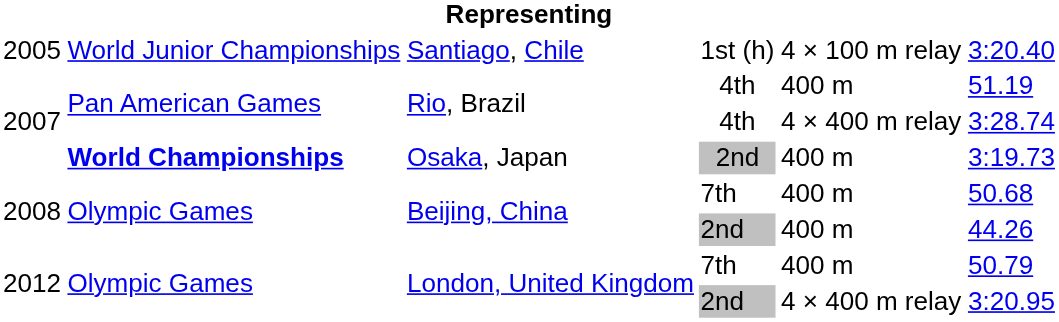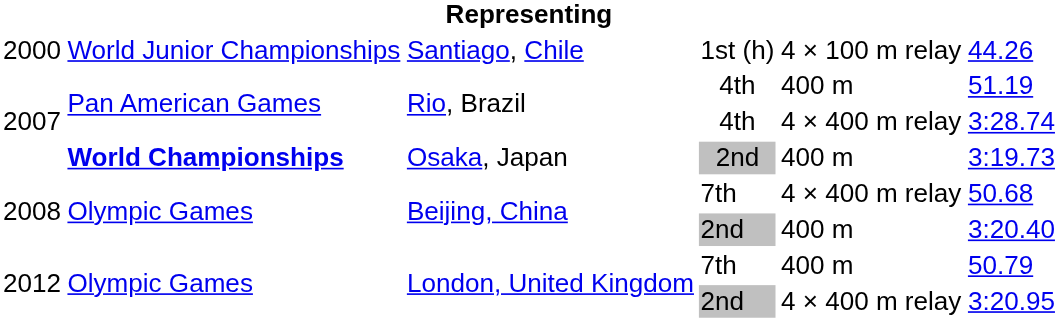(32, 50) 2005 -> (32, 50) 2000
(1011, 50) 3:20.40 -> (1001, 50) 44.26
(817, 193) 400 m -> (871, 193) 4 × 400 m relay
(1001, 229) 44.26 -> (1011, 229) 3:20.40
